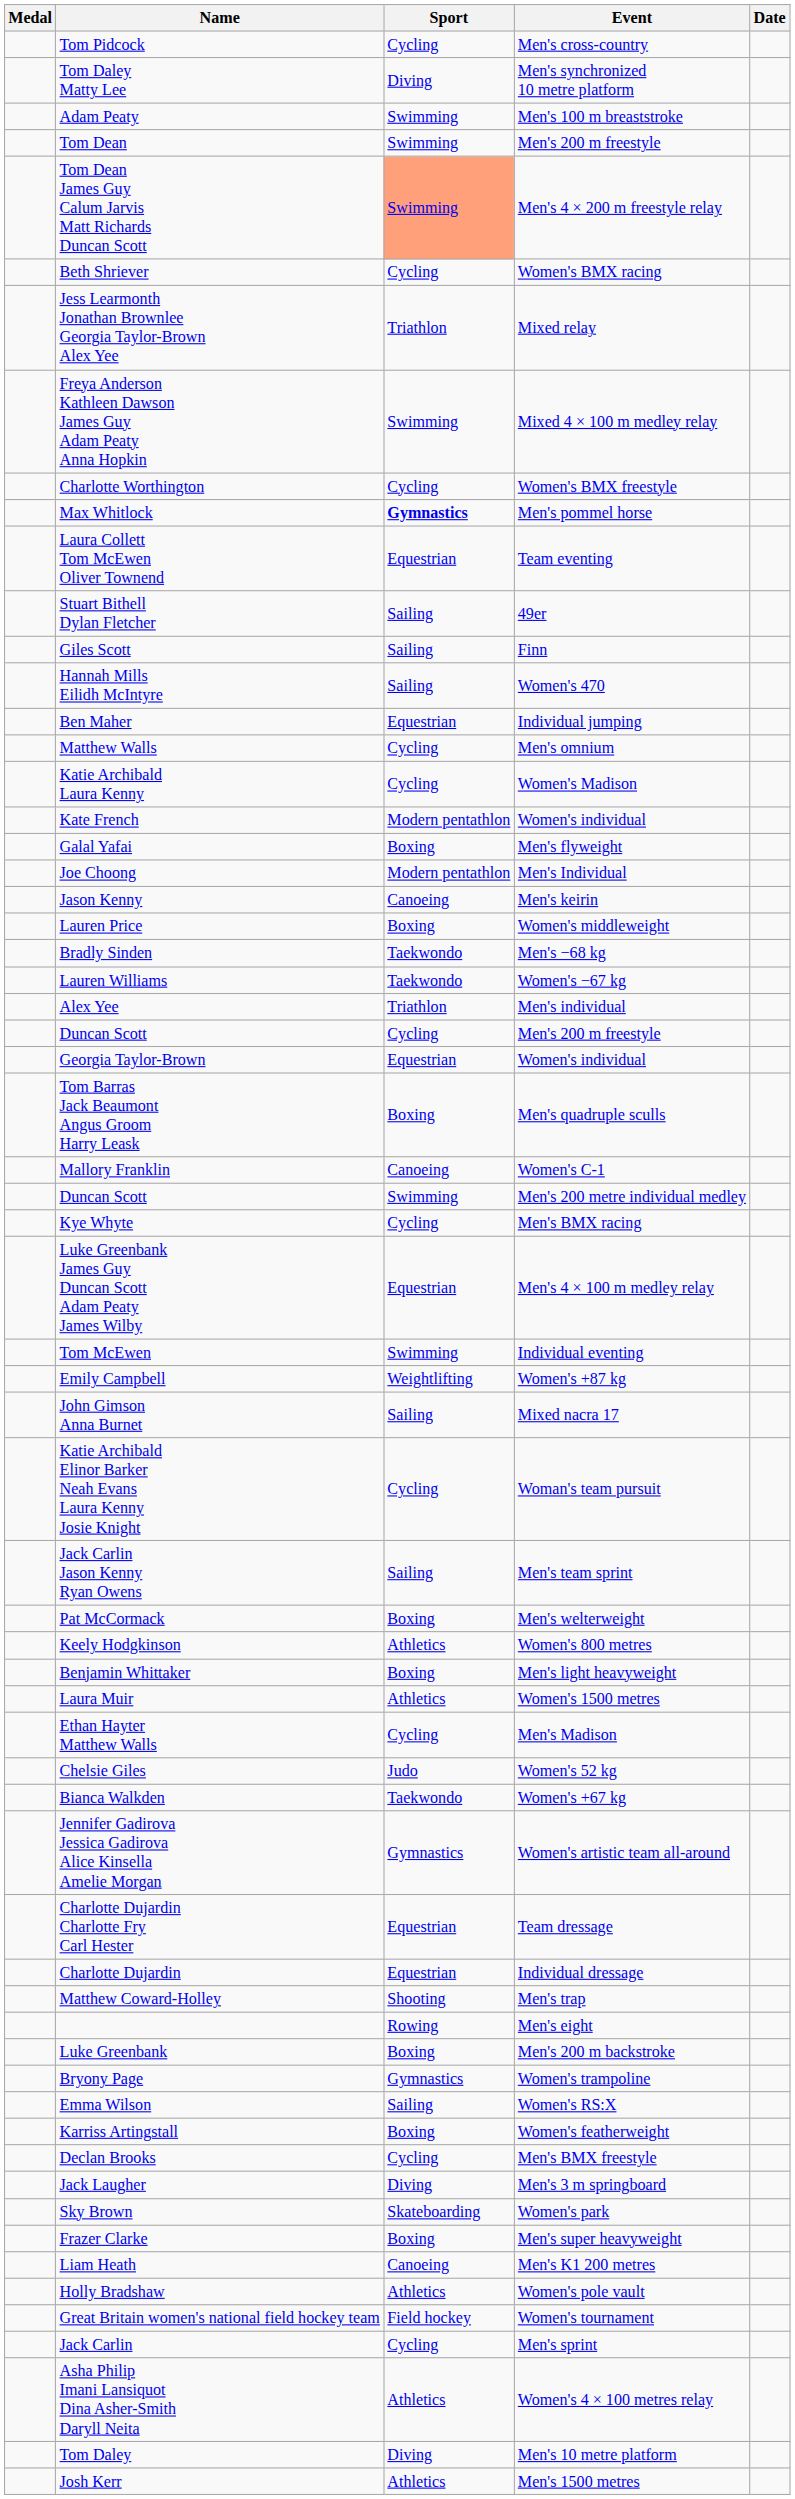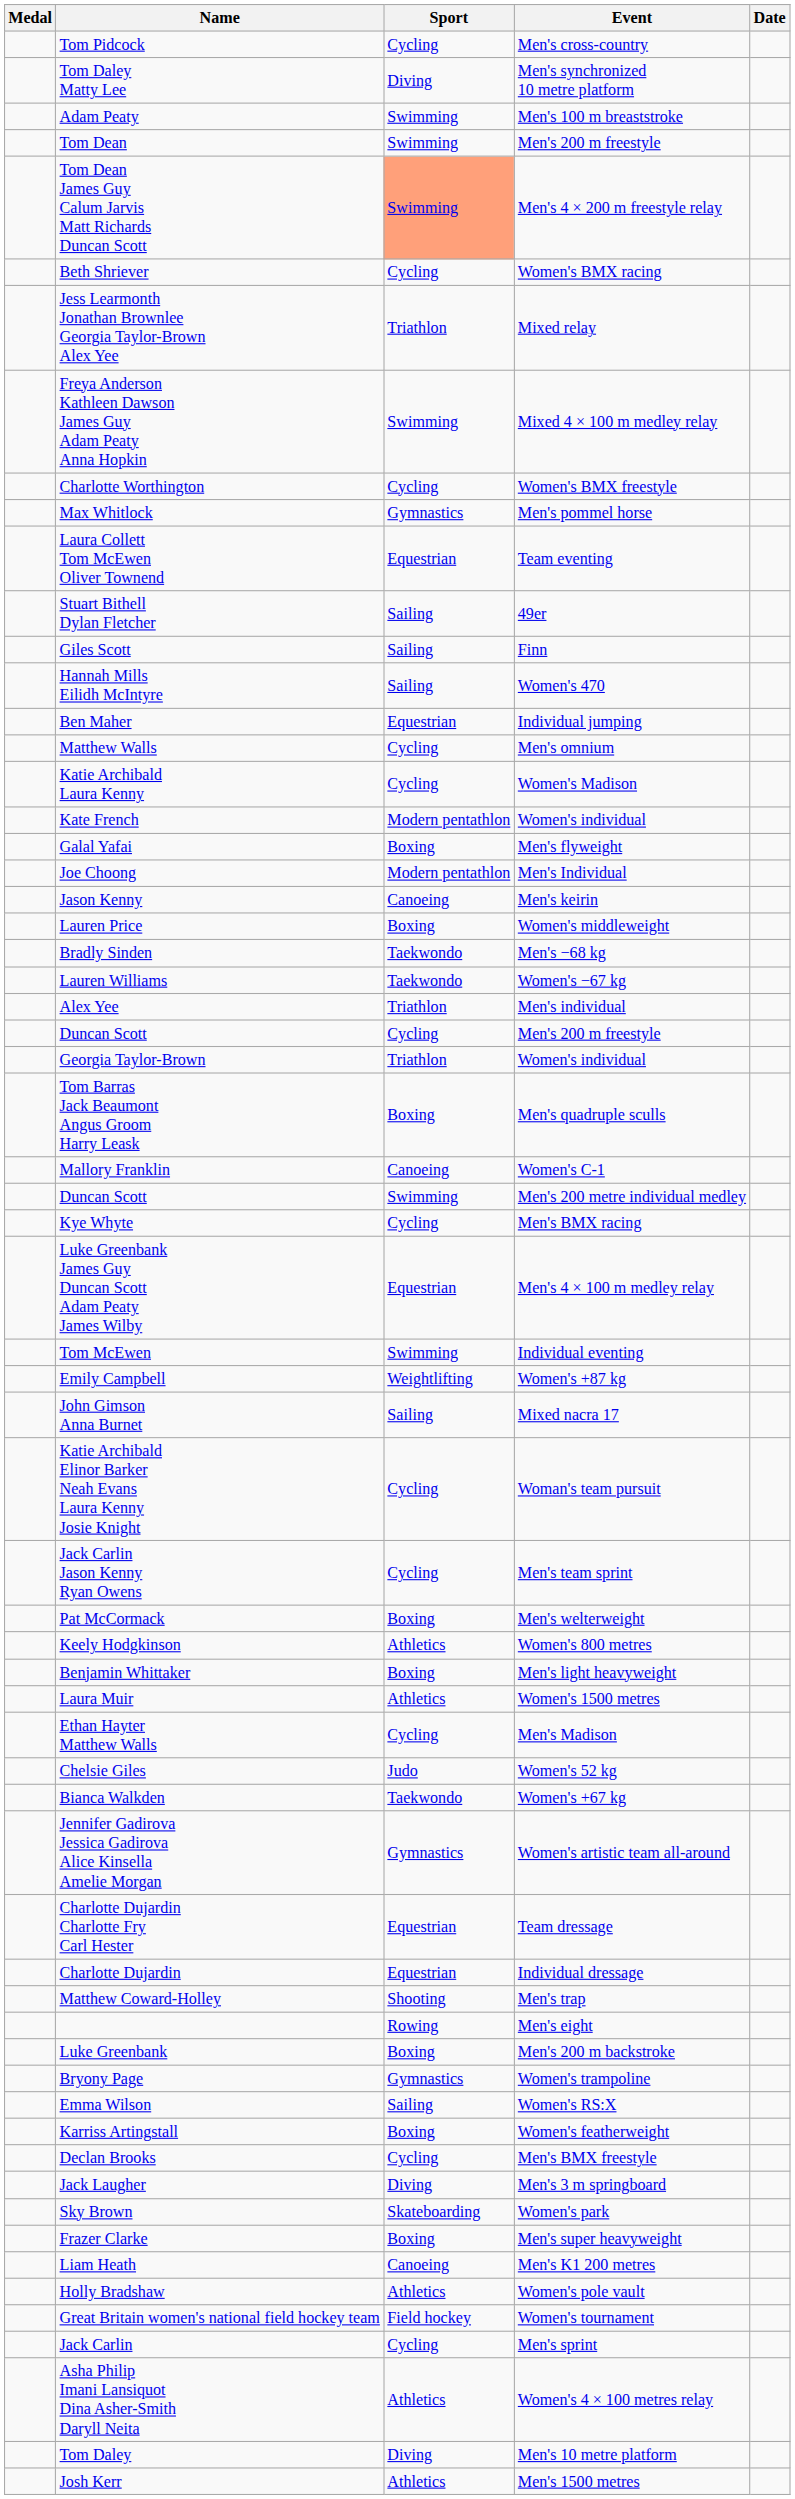(428, 512) bold -> (425, 512) normal
(422, 1059) Equestrian -> (417, 1059) Triathlon
(410, 1573) Sailing -> (413, 1573) Cycling
